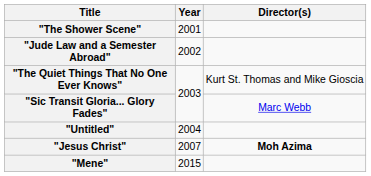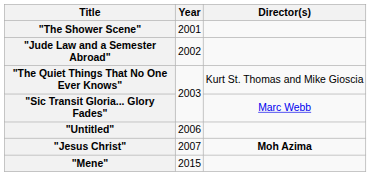(189, 130) 2004 -> (189, 130) 2006
